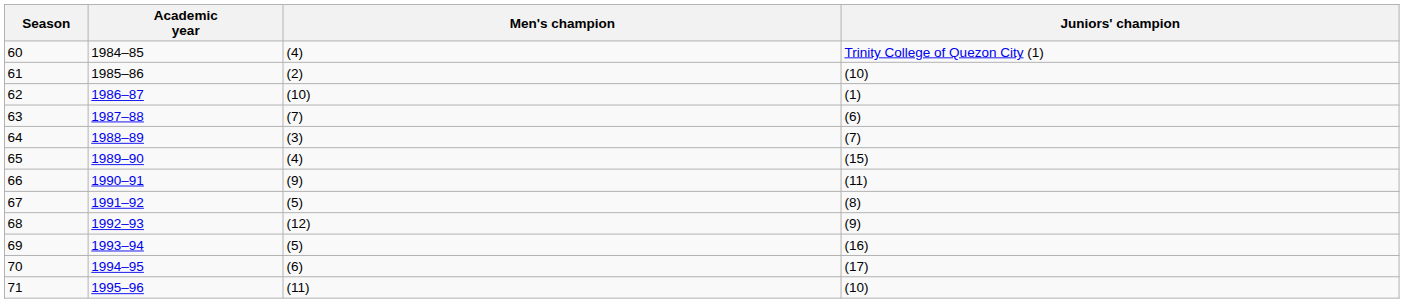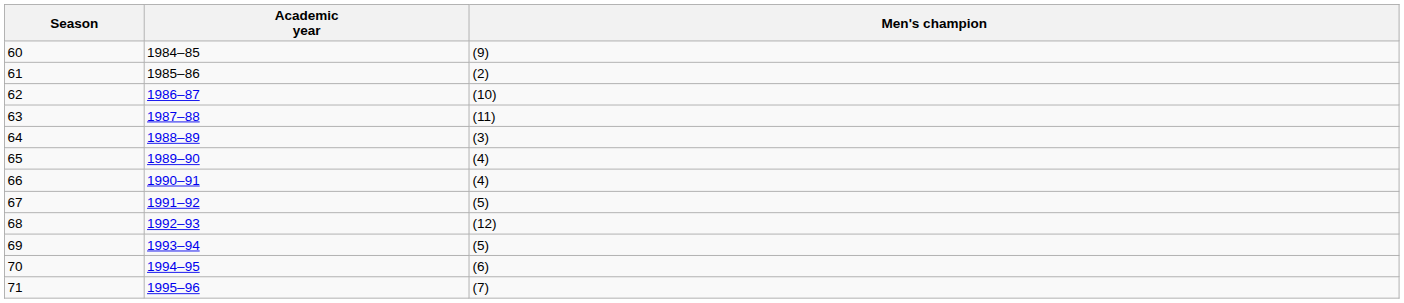- column: (1120, 23)
(295, 52) (4) -> (481, 52) (9)
(295, 116) (7) -> (484, 116) (11)
(295, 180) (9) -> (481, 180) (4)
(298, 287) (11) -> (481, 287) (7)
